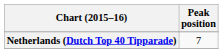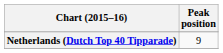(199, 40) 7 -> (199, 40) 9
